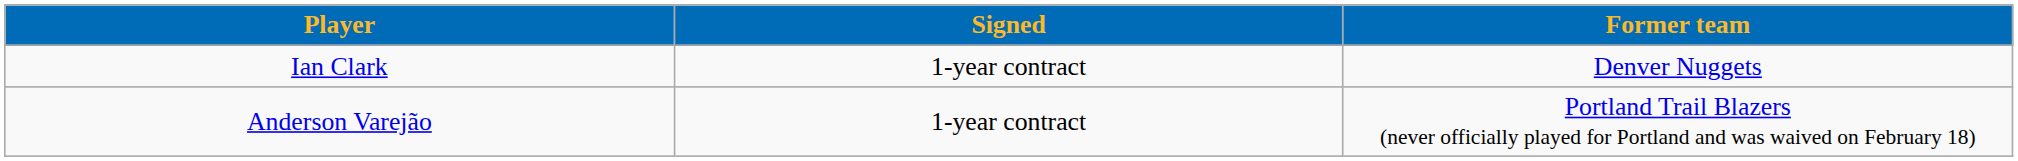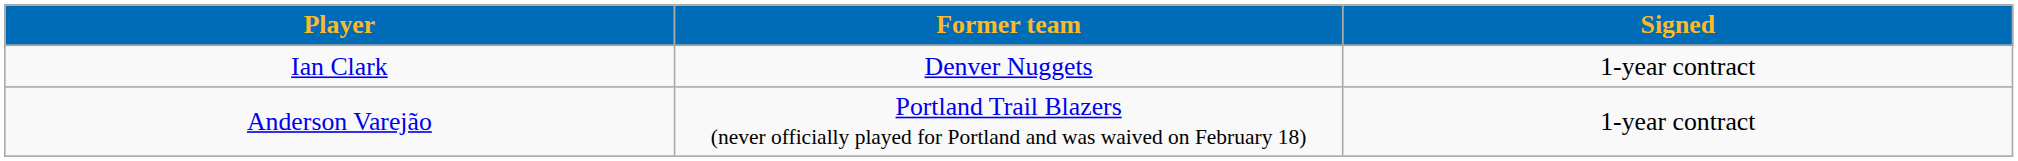columns swapped: (1009, 24) <-> (1678, 24)
